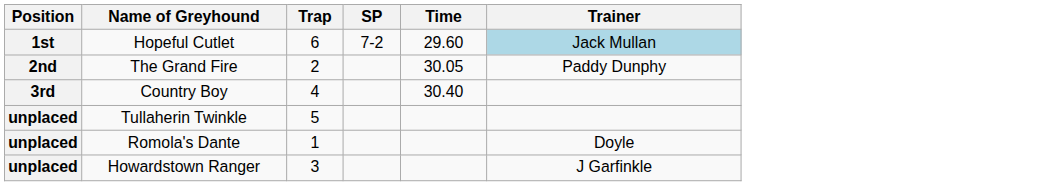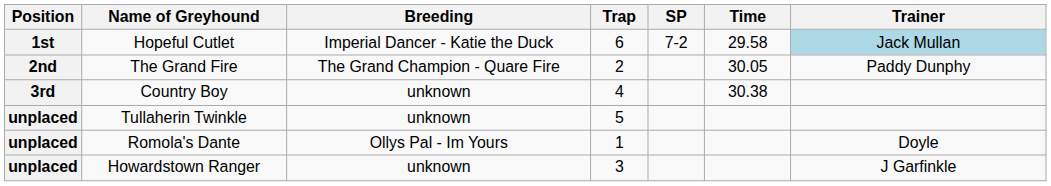+ column: (439, 17)
(443, 42) 29.60 -> (748, 42) 29.58
(443, 92) 30.40 -> (748, 92) 30.38
